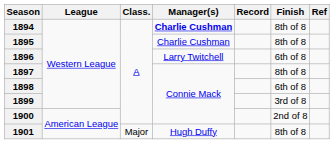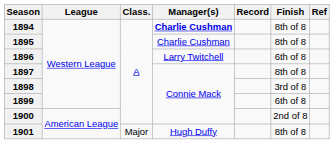(290, 87) 6th of 8 -> (290, 87) 3rd of 8
(290, 101) 3rd of 8 -> (290, 101) 6th of 8
